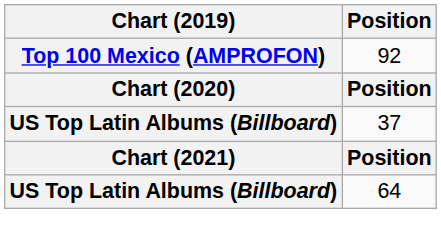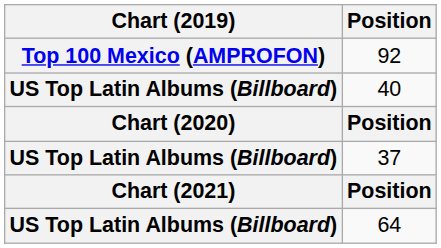+ row: (389, 89)
